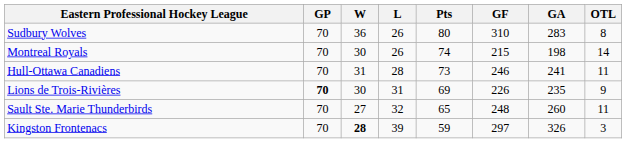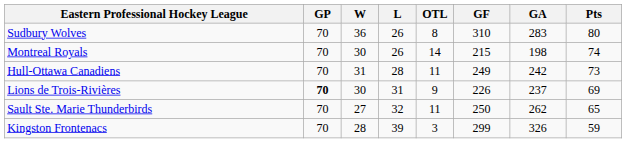columns swapped: (603, 14) <-> (444, 14)
(500, 71) 246 -> (482, 71) 249
(556, 71) 241 -> (538, 71) 242
(556, 90) 235 -> (538, 90) 237
(500, 109) 248 -> (482, 109) 250
(556, 109) 260 -> (538, 109) 262
(360, 128) bold -> (360, 128) normal
(500, 128) 297 -> (482, 128) 299
